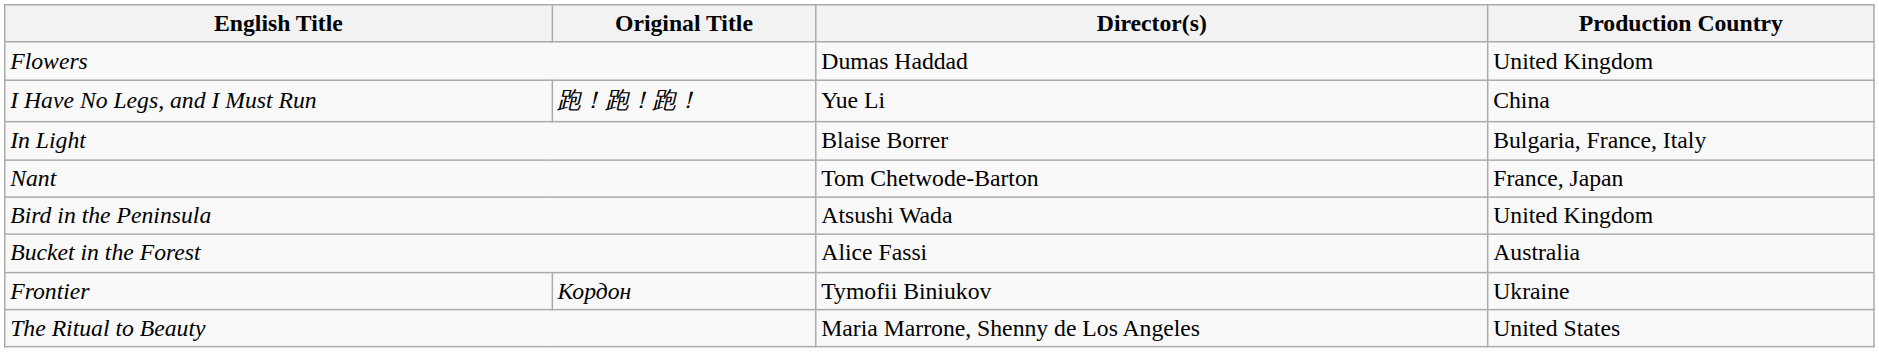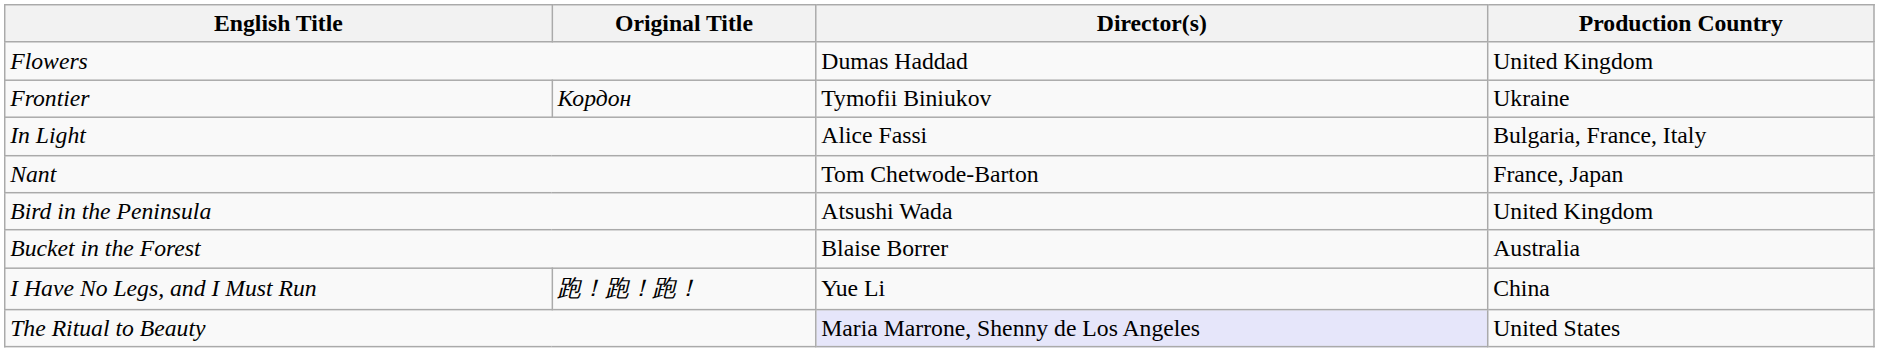rows swapped: (163, 100) <-> (50, 290)
(885, 140) Blaise Borrer -> (874, 135) Alice Fassi
(874, 253) Alice Fassi -> (885, 248) Blaise Borrer
(1011, 328) no background -> (1011, 328) lavender background
